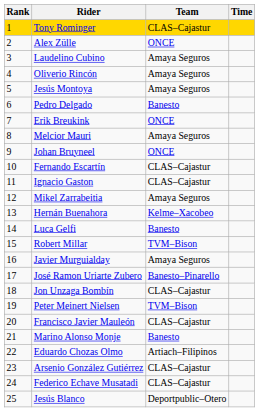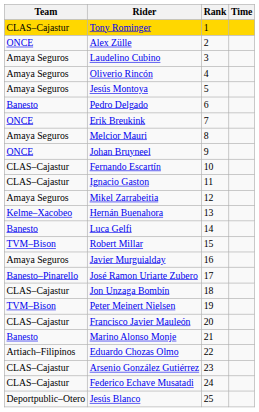columns swapped: (18, 12) <-> (187, 12)
